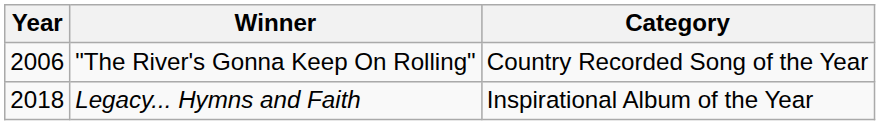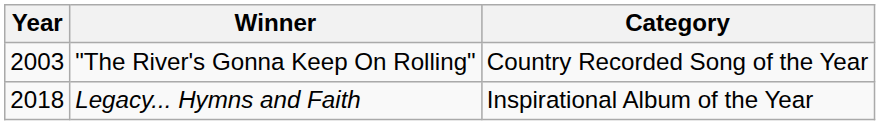(37, 61) 2006 -> (37, 61) 2003
